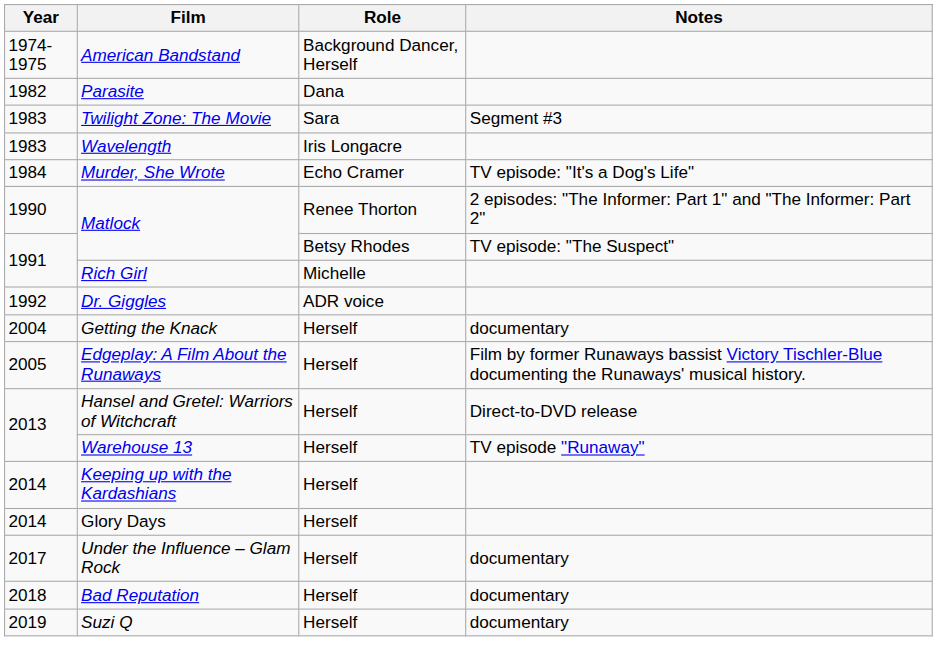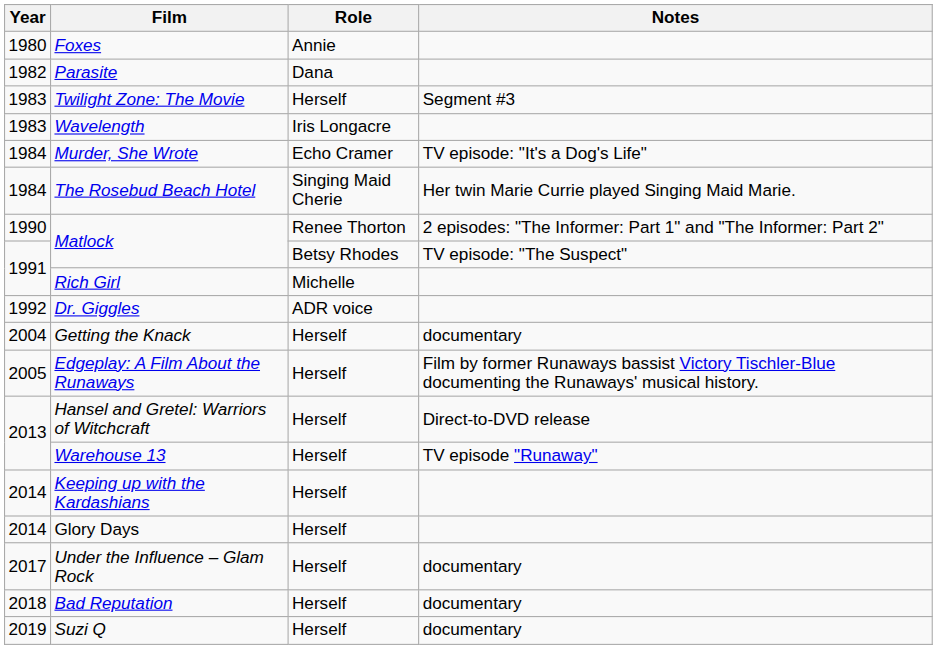- row: (30, 54)
+ row: (28, 45)
(321, 118) Sara -> (319, 99) Herself
+ row: (28, 190)
